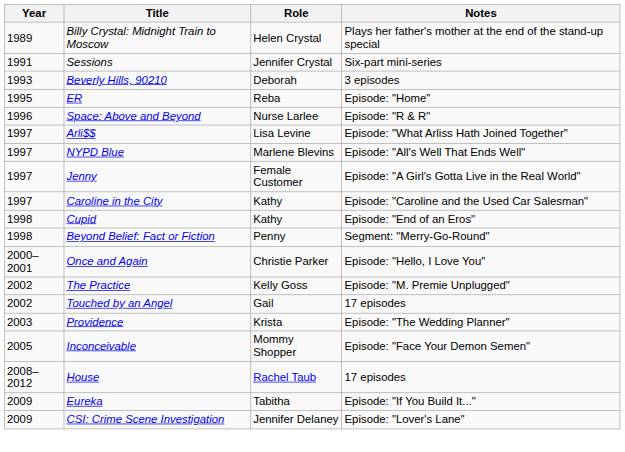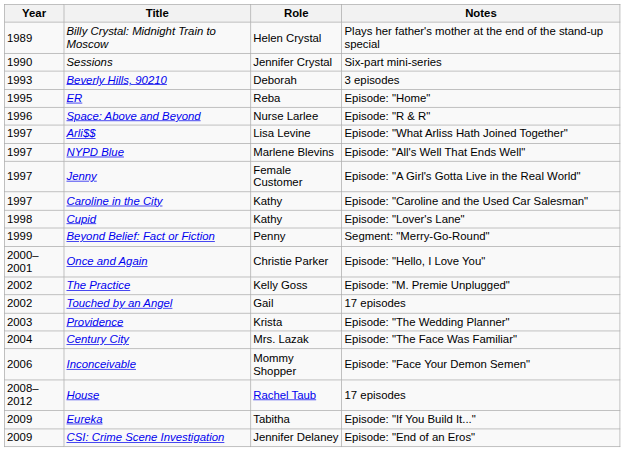(20, 62) 1991 -> (20, 62) 1990
(410, 219) Episode: "End of an Eros" -> (405, 219) Episode: "Lover's Lane"
(20, 237) 1998 -> (20, 237) 1999
+ row: (98, 340)
(20, 346) 2005 -> (20, 364) 2006
(405, 419) Episode: "Lover's Lane" -> (410, 437) Episode: "End of an Eros"
